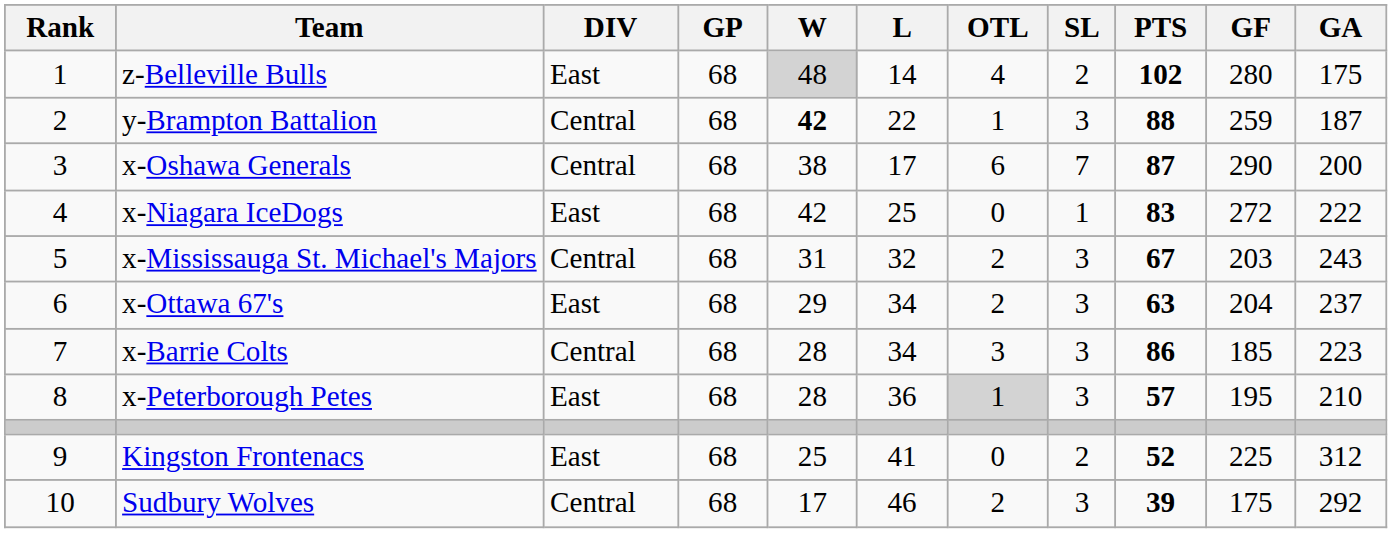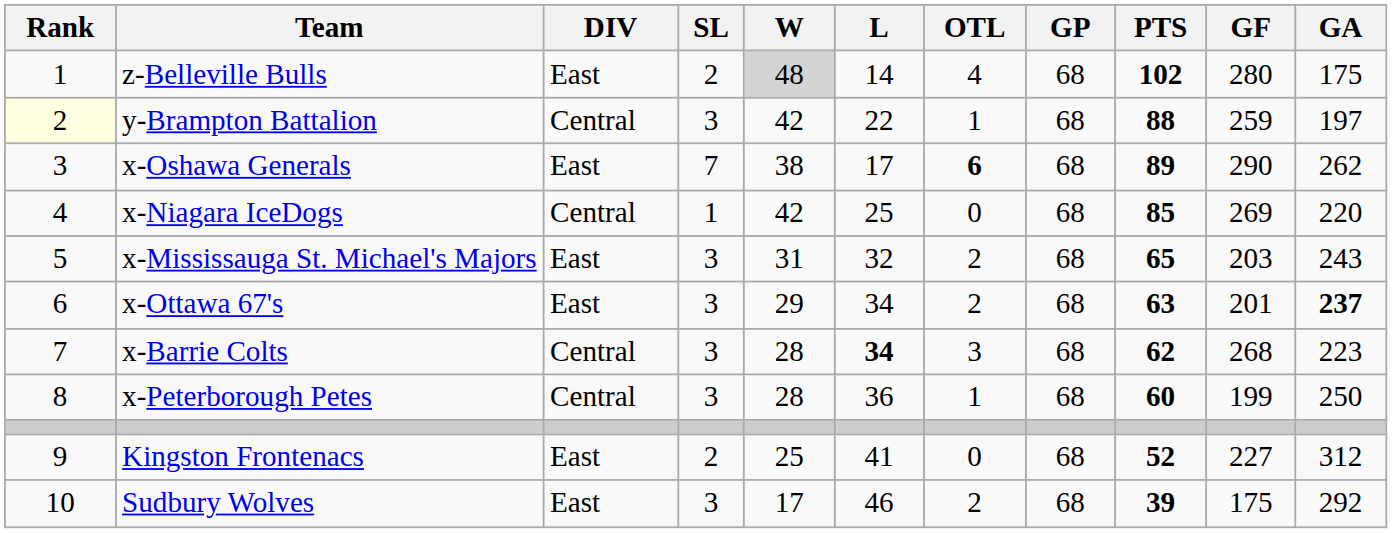columns swapped: (723, 27) <-> (1082, 27)
(60, 119) no background -> (60, 119) lightyellow background
(812, 119) bold -> (789, 119) normal
(1341, 119) 187 -> (1341, 119) 197
(593, 166) Central -> (575, 166) East
(998, 166) normal -> (975, 166) bold
(1161, 166) 87 -> (1161, 166) 89
(1341, 166) 200 -> (1341, 166) 262
(575, 212) East -> (593, 212) Central
(1161, 212) 83 -> (1161, 212) 85
(1251, 212) 272 -> (1251, 212) 269
(1341, 212) 222 -> (1341, 212) 220
(593, 258) Central -> (575, 258) East
(1161, 258) 67 -> (1161, 258) 65
(1251, 304) 204 -> (1251, 304) 201
(1341, 304) normal -> (1341, 304) bold
(902, 350) normal -> (879, 350) bold
(1161, 350) 86 -> (1161, 350) 62
(1251, 350) 185 -> (1251, 350) 268
(575, 397) East -> (593, 397) Central
(998, 397) lightgrey background -> (975, 397) no background
(1161, 397) 57 -> (1161, 397) 60
(1251, 397) 195 -> (1251, 397) 199
(1341, 397) 210 -> (1341, 397) 250
(1251, 456) 225 -> (1251, 456) 227
(593, 502) Central -> (575, 502) East
